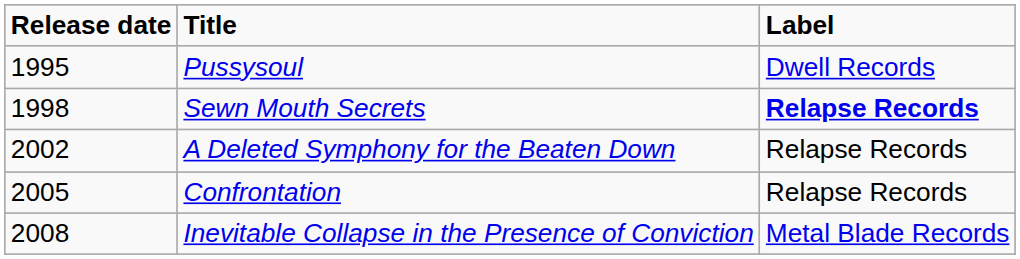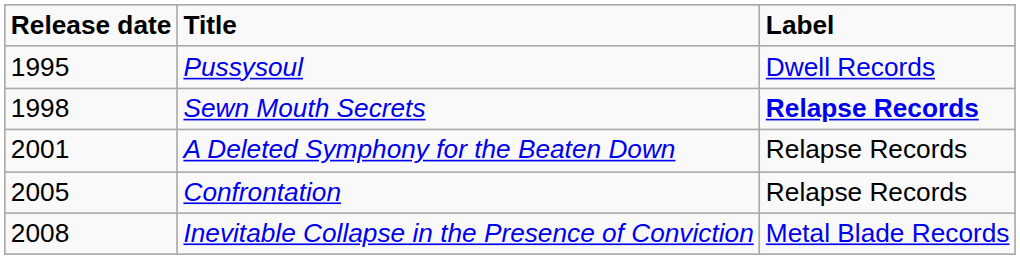(40, 150) 2002 -> (40, 150) 2001
